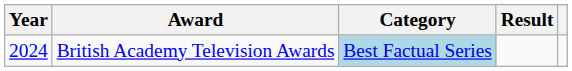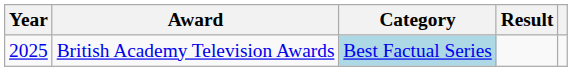(28, 50) 2024 -> (28, 50) 2025
